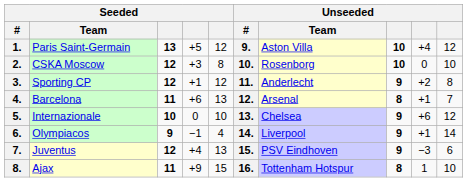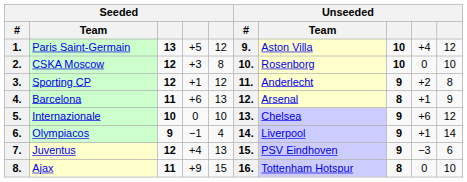(450, 99) 7 -> (450, 99) 9
(424, 168) 1 -> (424, 168) 0
